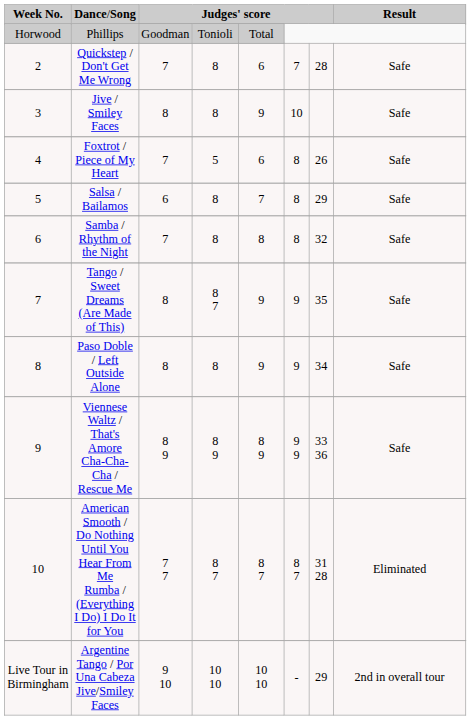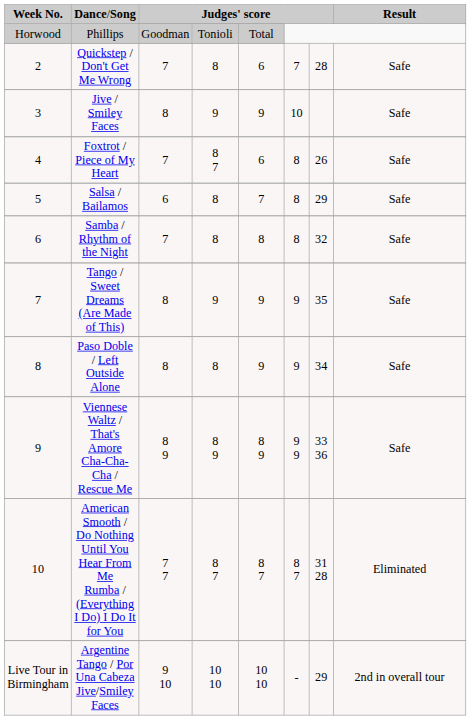(215, 113) 8 -> (215, 113) 9
(215, 159) 5 -> (215, 159) 8 7
(215, 299) 8 7 -> (215, 299) 9
